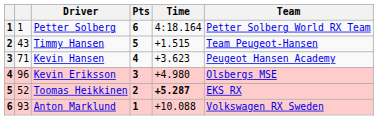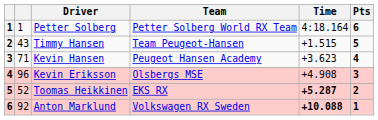columns swapped: (289, 13) <-> (141, 13)
(172, 76) +4.980 -> (319, 76) +4.908
(23, 107) 93 -> (23, 107) 92
(175, 107) normal -> (322, 107) bold
